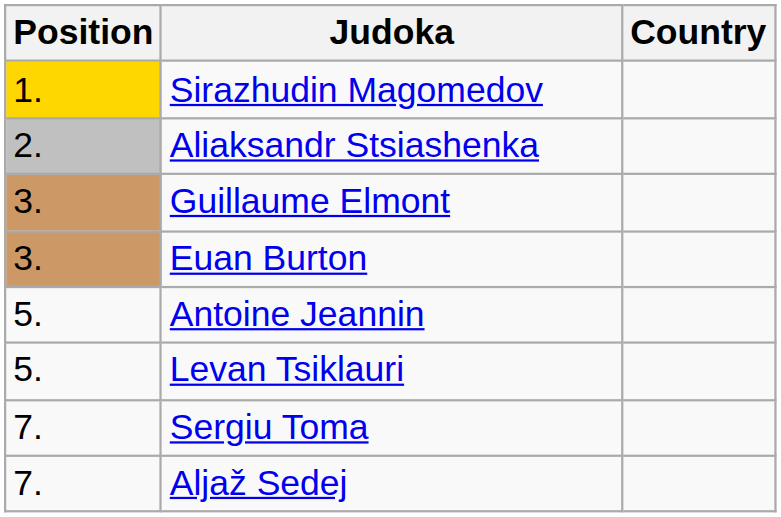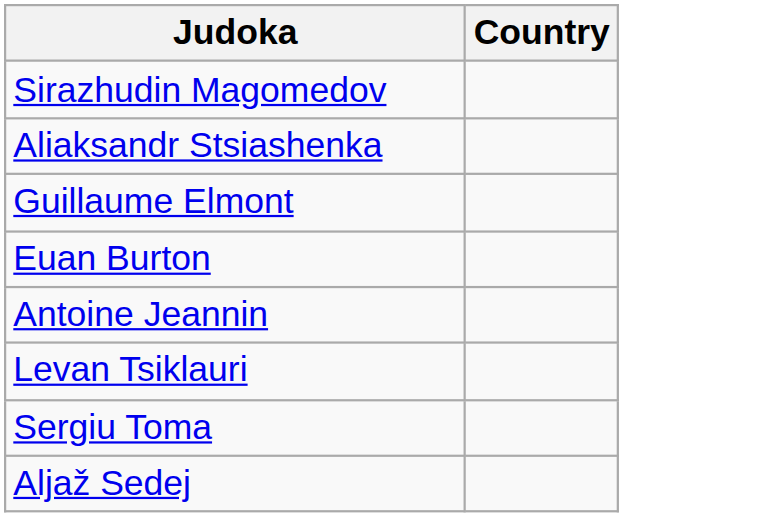- column: (83, 32)
